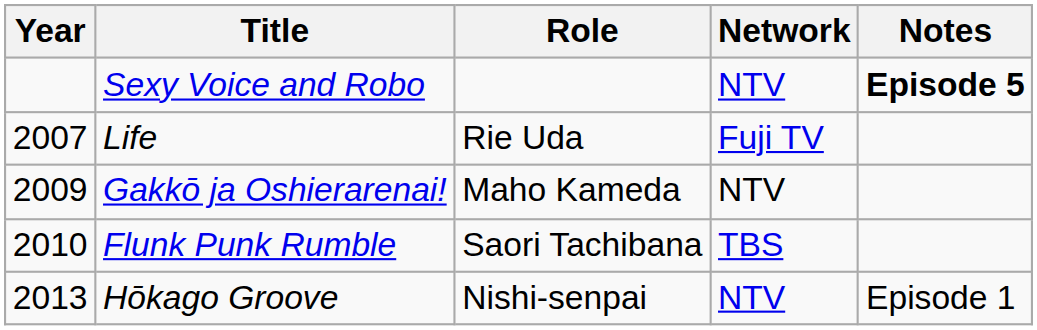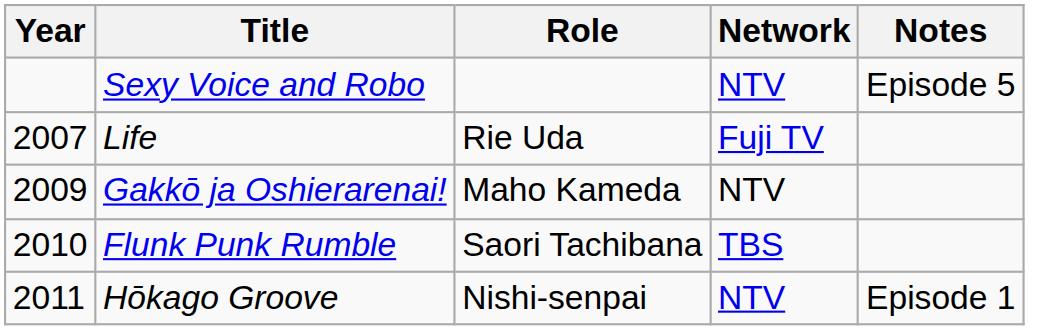(945, 84) bold -> (941, 84) normal
(50, 297) 2013 -> (49, 297) 2011
